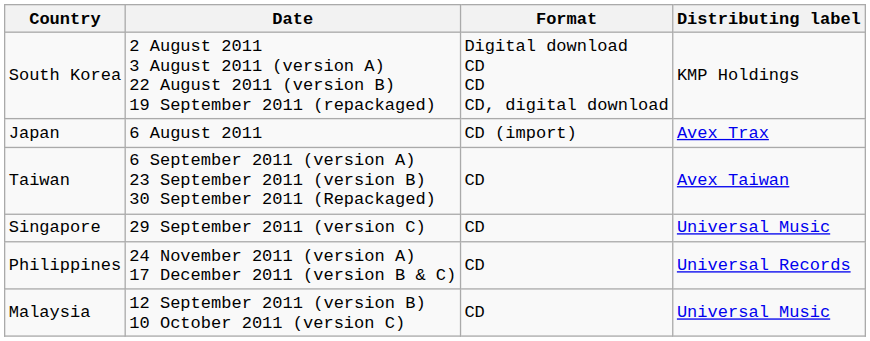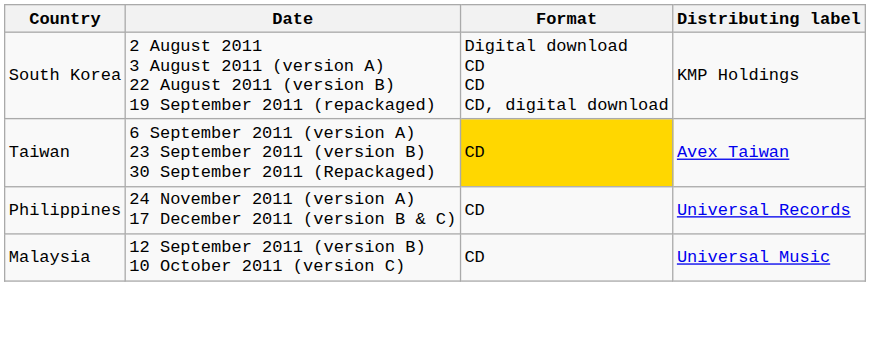- row: (34, 133)
(475, 180) no background -> (475, 153) gold background
- row: (55, 228)
